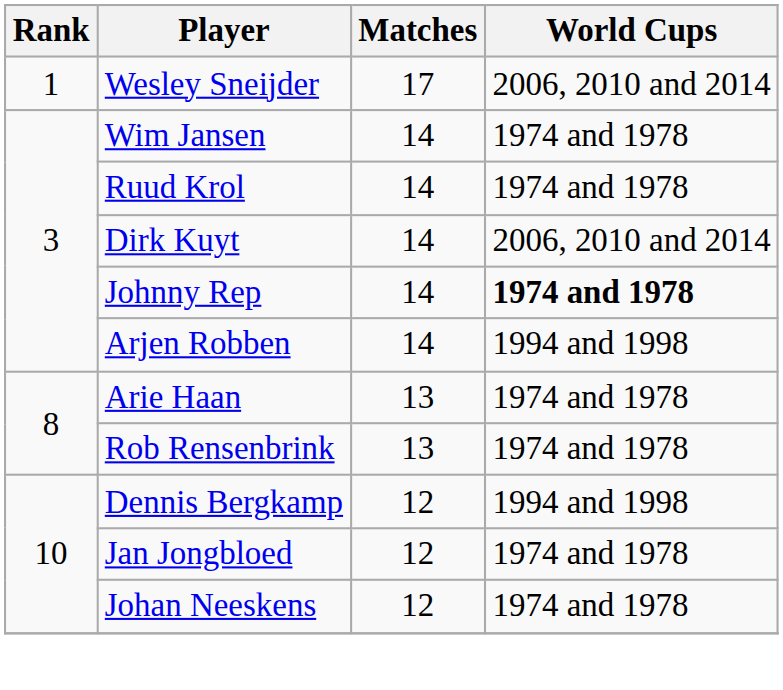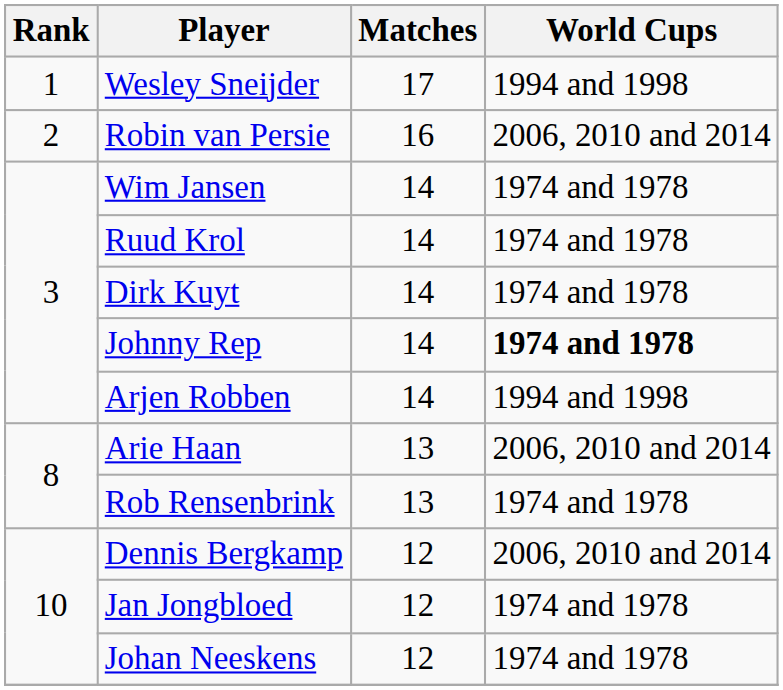(632, 82) 2006, 2010 and 2014 -> (590, 82) 1994 and 1998
+ row: (217, 135)
(632, 239) 2006, 2010 and 2014 -> (590, 291) 1974 and 1978
(590, 396) 1974 and 1978 -> (632, 448) 2006, 2010 and 2014
(590, 501) 1994 and 1998 -> (632, 553) 2006, 2010 and 2014
